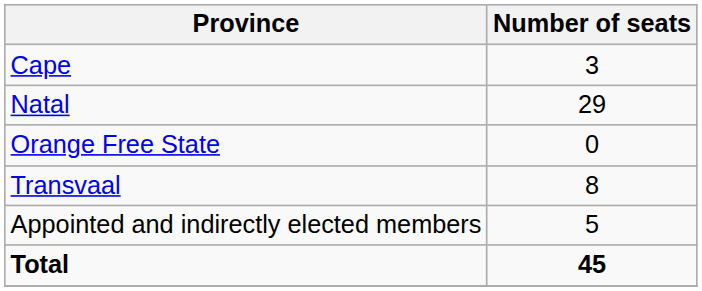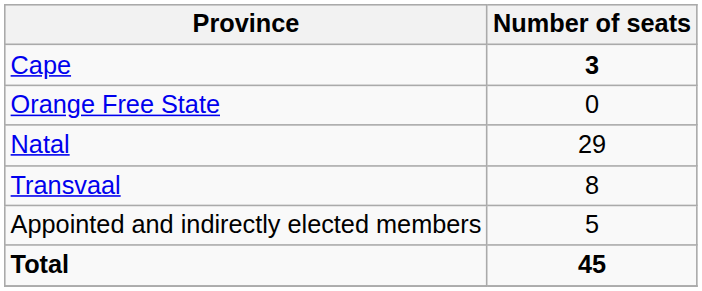(592, 64) normal -> (592, 64) bold
rows swapped: (40, 104) <-> (115, 144)
